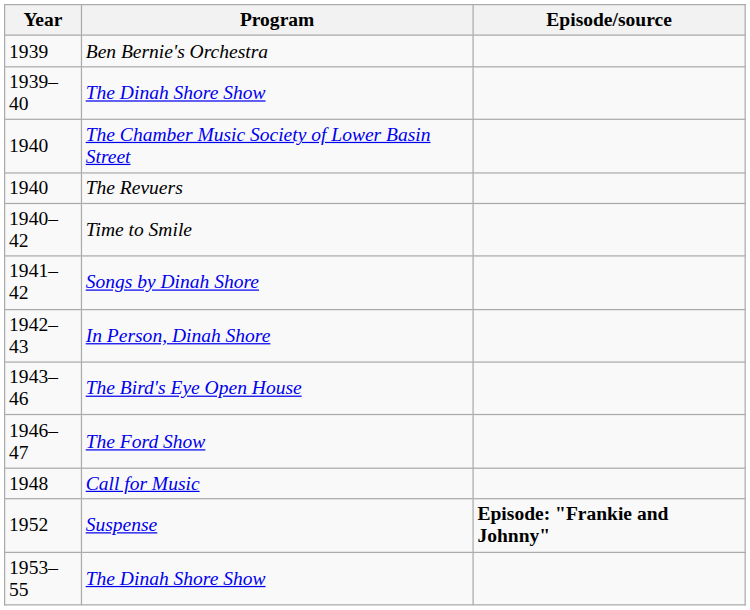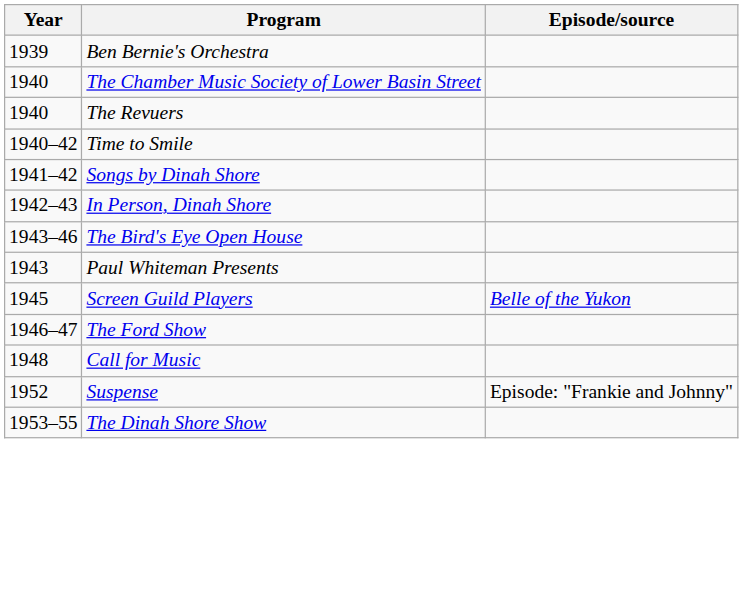- row: (34, 92)
+ row: (29, 267)
+ row: (29, 298)
(573, 525) bold -> (611, 391) normal
